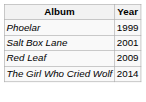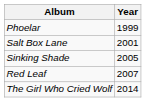+ row: (38, 58)
(128, 58) 2009 -> (128, 74) 2007
